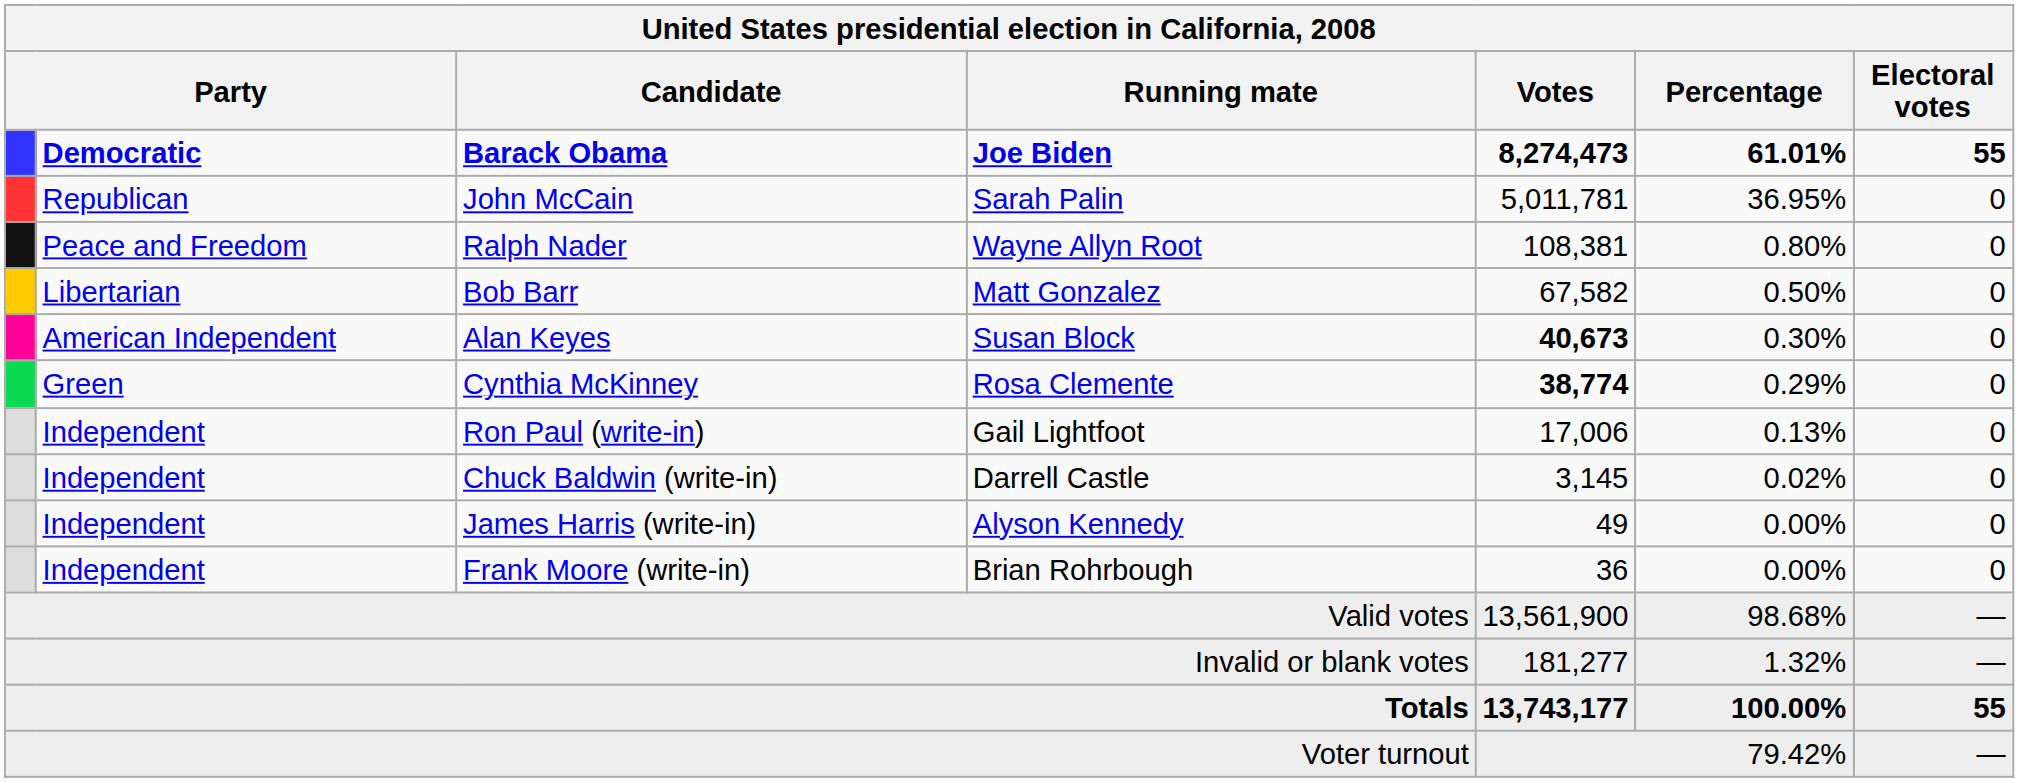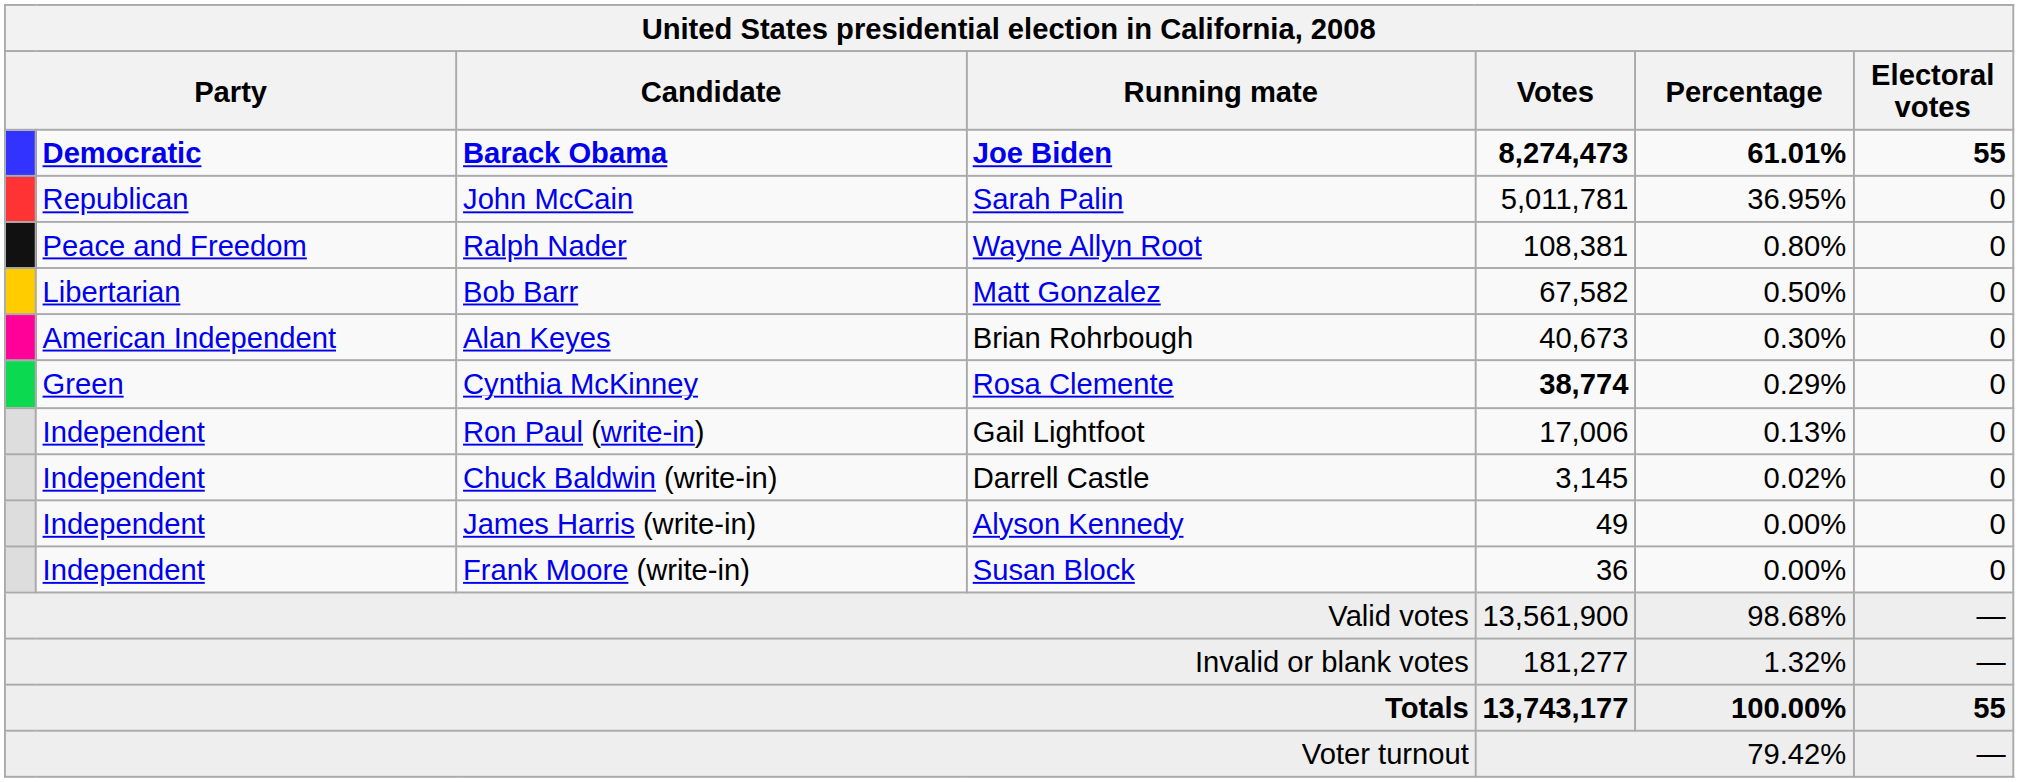(1054, 338) Susan Block -> (1083, 338) Brian Rohrbough
(1584, 338) bold -> (1584, 338) normal
(1083, 569) Brian Rohrbough -> (1054, 569) Susan Block
